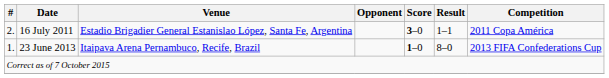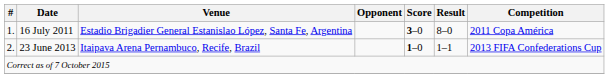(11, 30) 2. -> (11, 30) 1.
(444, 30) 1–1 -> (444, 30) 8–0
(11, 47) 1. -> (11, 47) 2.
(444, 47) 8–0 -> (444, 47) 1–1
